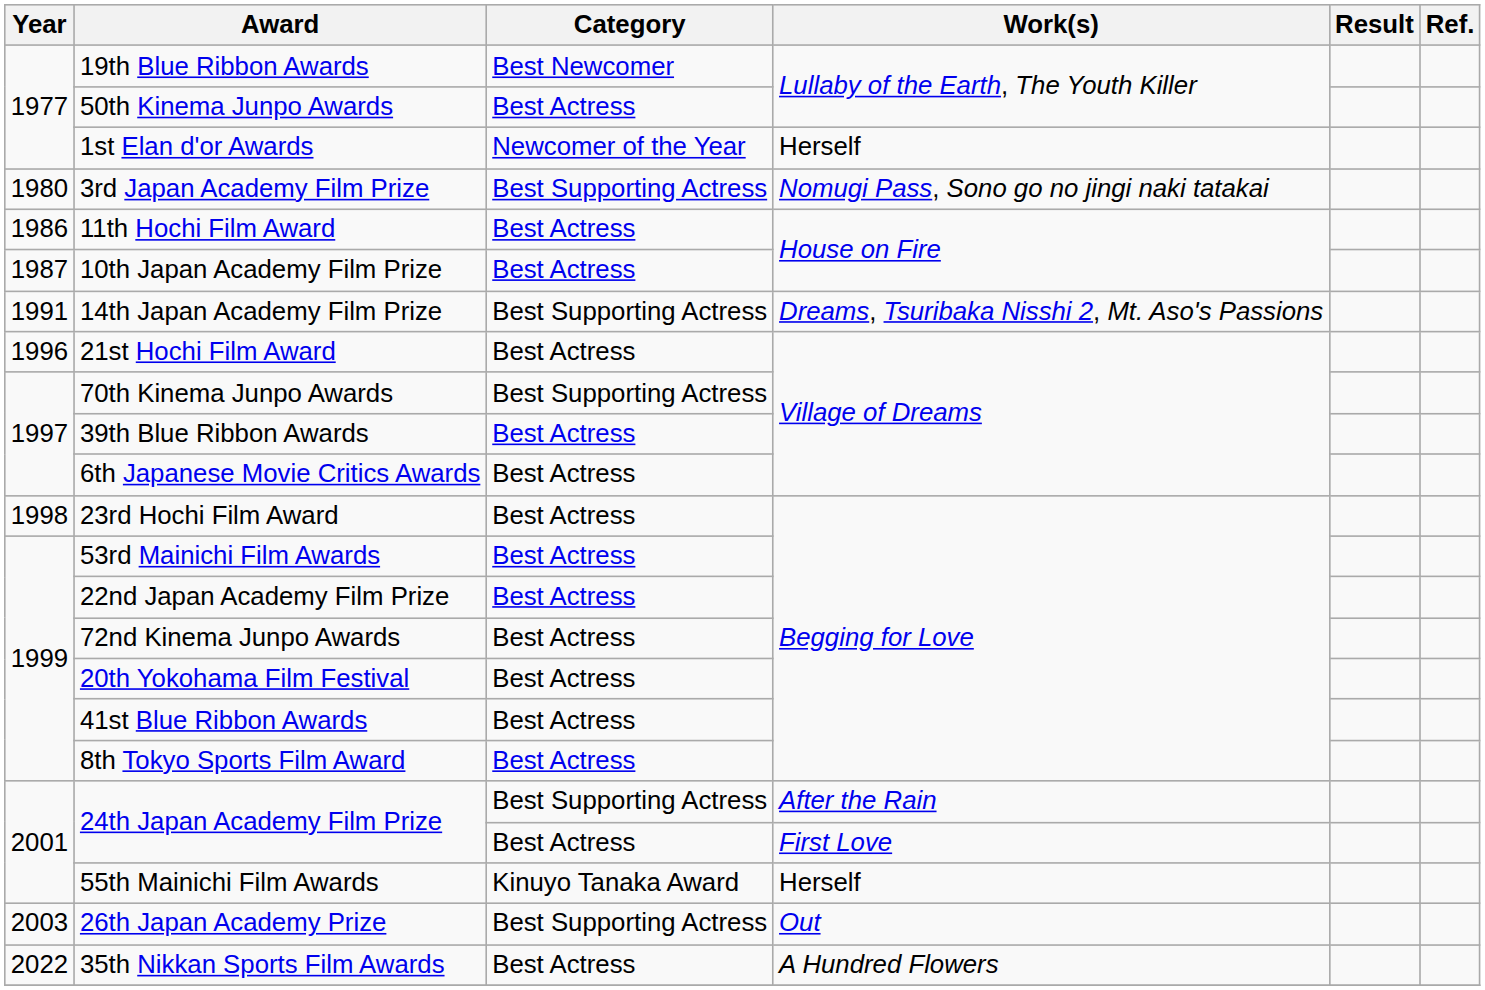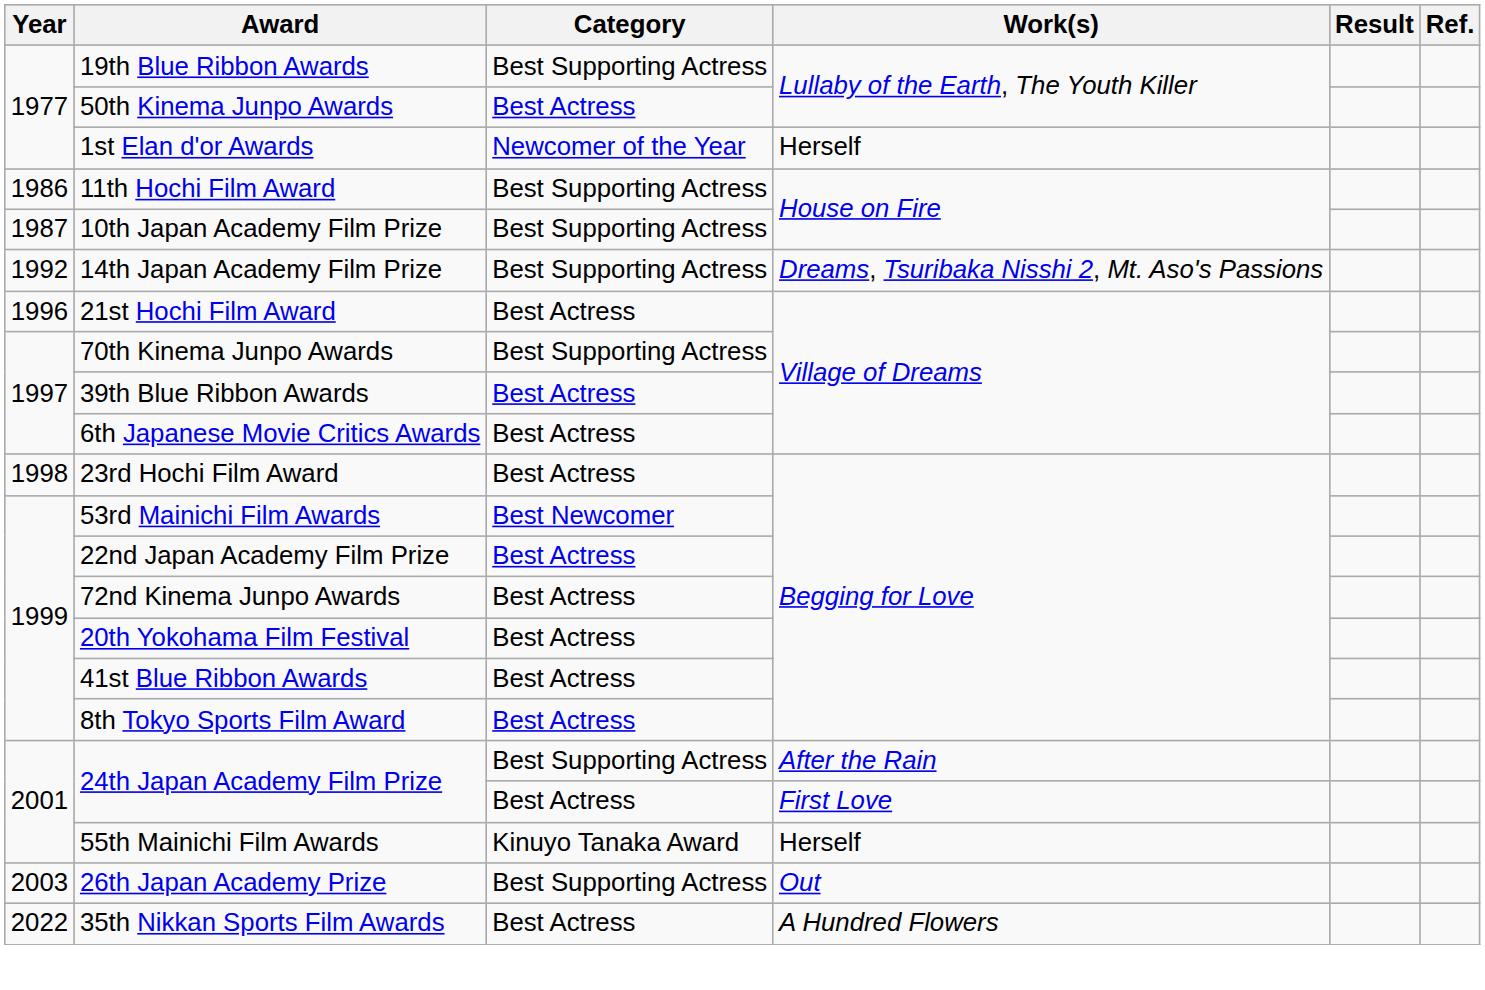(583, 65) Best Newcomer -> (630, 65) Best Supporting Actress
- row: (255, 188)
(564, 229) Best Actress -> (630, 188) Best Supporting Actress
(564, 270) Best Actress -> (630, 229) Best Supporting Actress
(39, 310) 1991 -> (39, 270) 1992
(564, 556) Best Actress -> (583, 515) Best Newcomer
